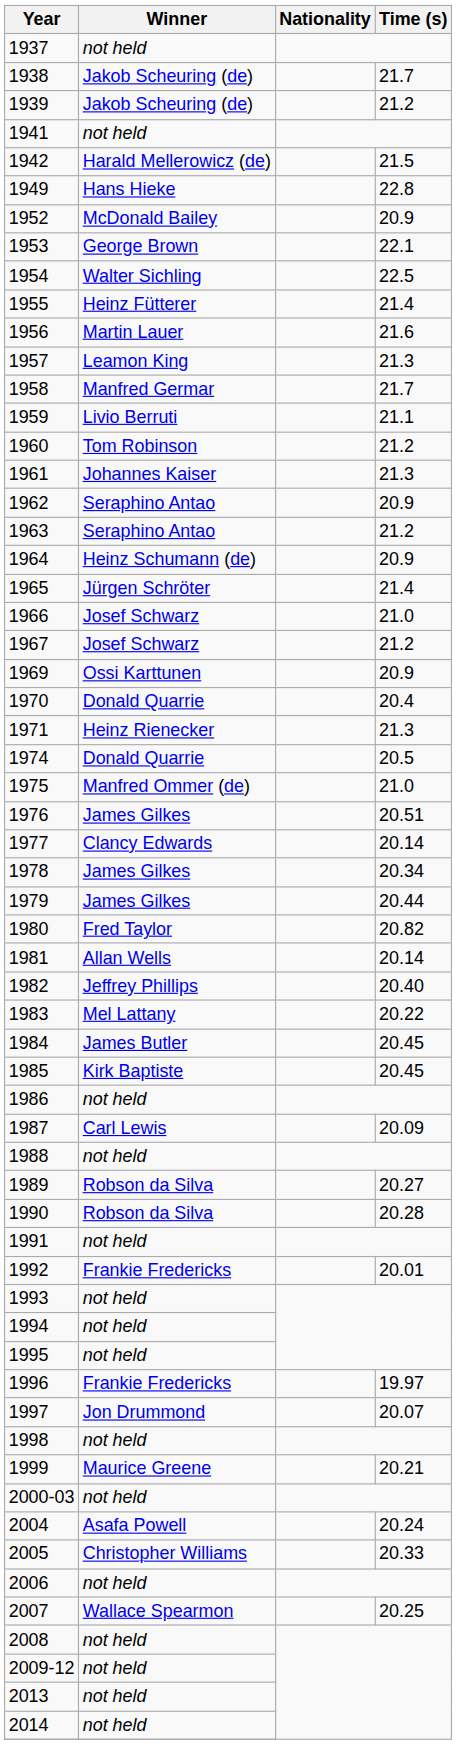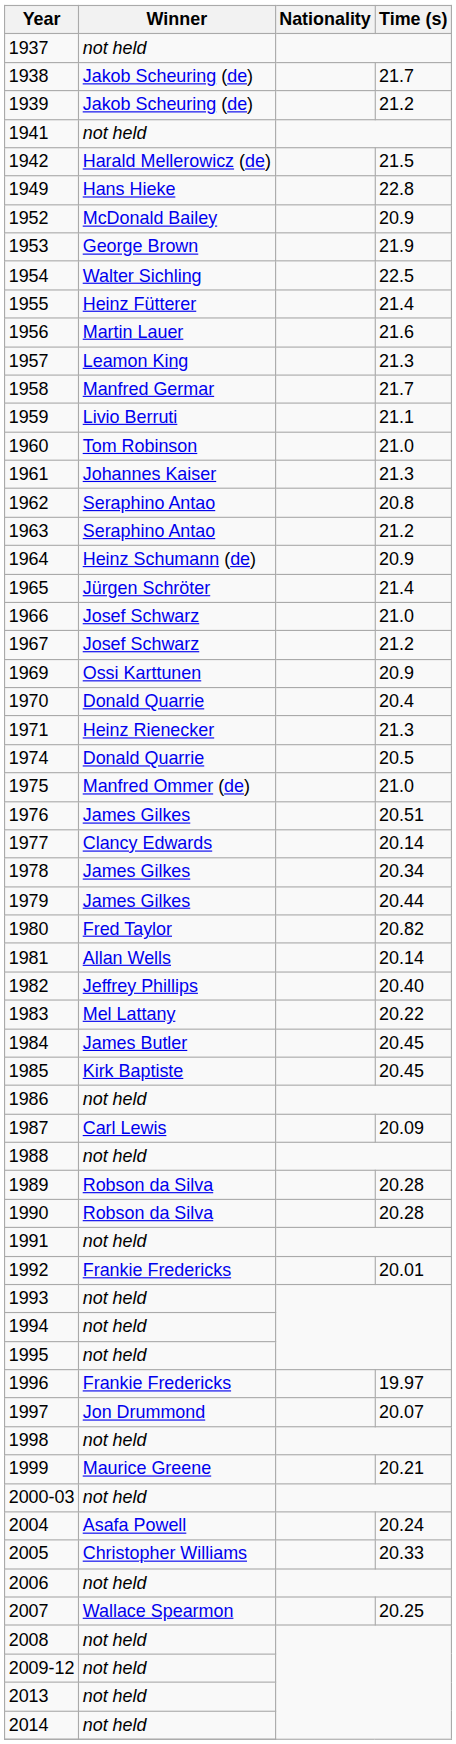(397, 246) 22.1 -> (397, 246) 21.9
(397, 445) 21.2 -> (397, 445) 21.0
(397, 502) 20.9 -> (397, 502) 20.8
(402, 1184) 20.27 -> (402, 1184) 20.28
